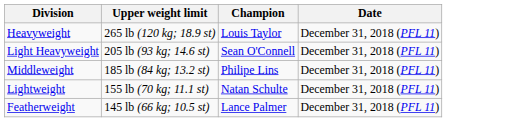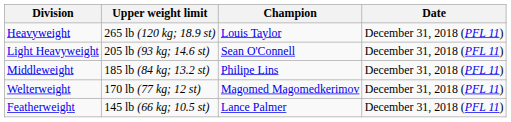+ row: (39, 88)
- row: (36, 88)
